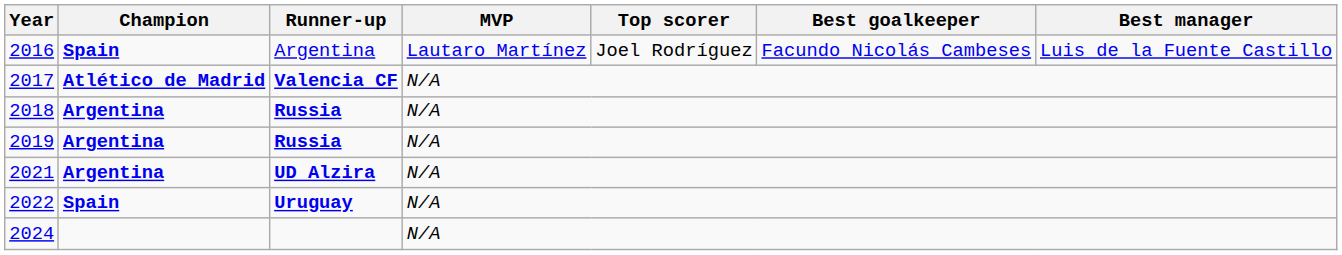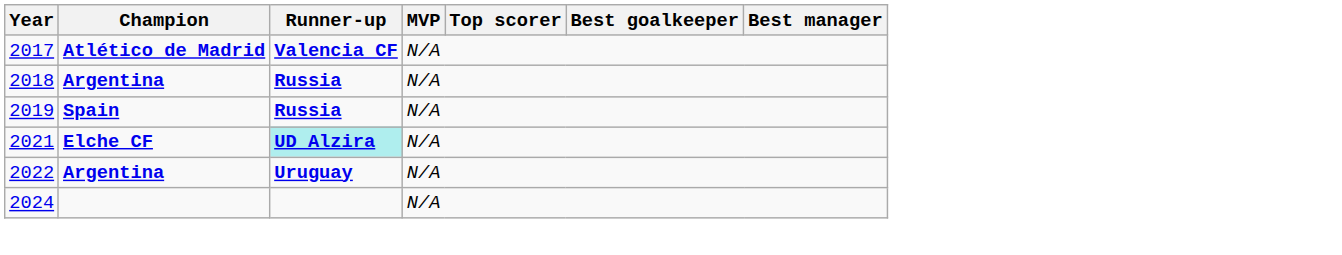- row: (32, 50)
(114, 142) Argentina -> (91, 112) Spain
(114, 173) Argentina -> (108, 142) Elche CF
(325, 173) no background -> (325, 142) paleturquoise background
(91, 203) Spain -> (114, 173) Argentina
